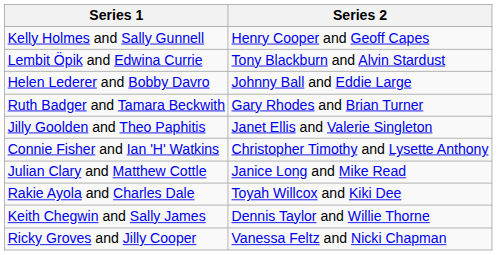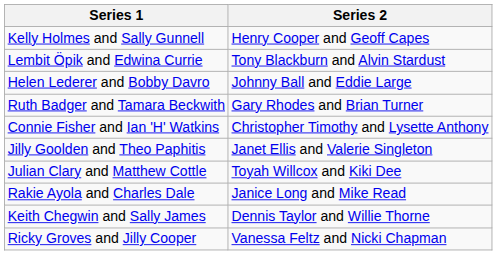rows swapped: (107, 127) <-> (113, 149)
(319, 171) Janice Long and Mike Read -> (316, 171) Toyah Willcox and Kiki Dee
(316, 194) Toyah Willcox and Kiki Dee -> (319, 194) Janice Long and Mike Read
